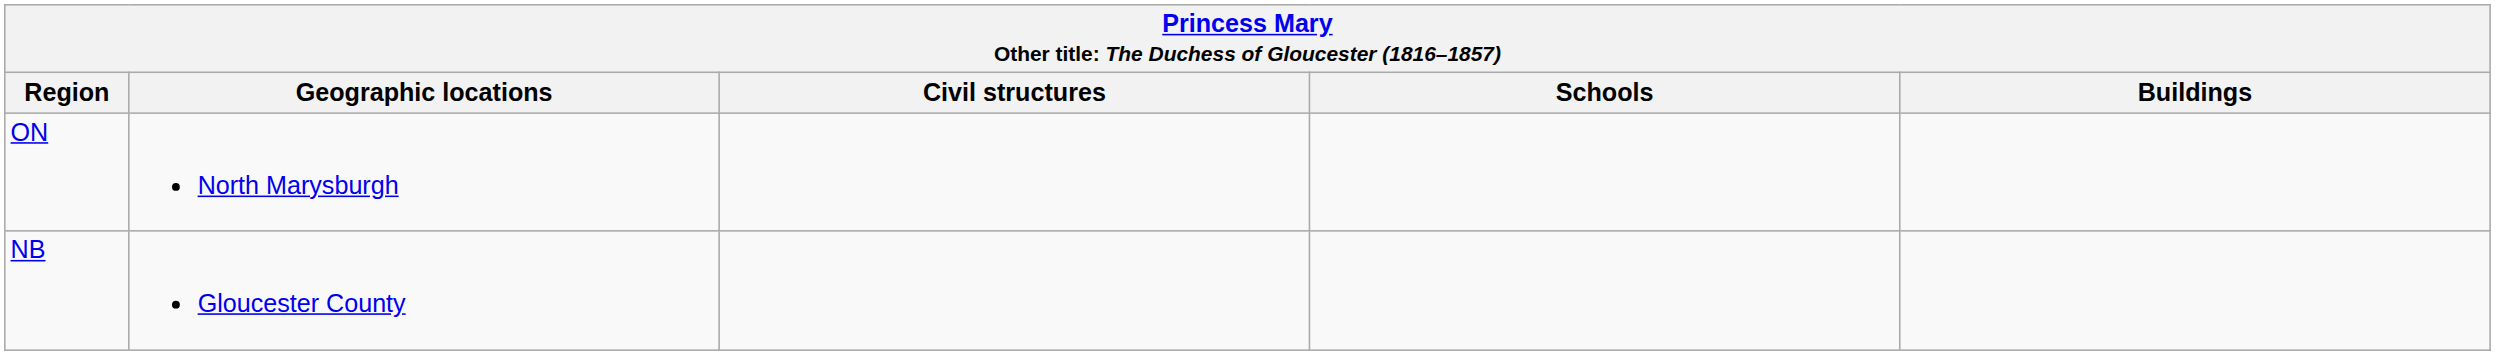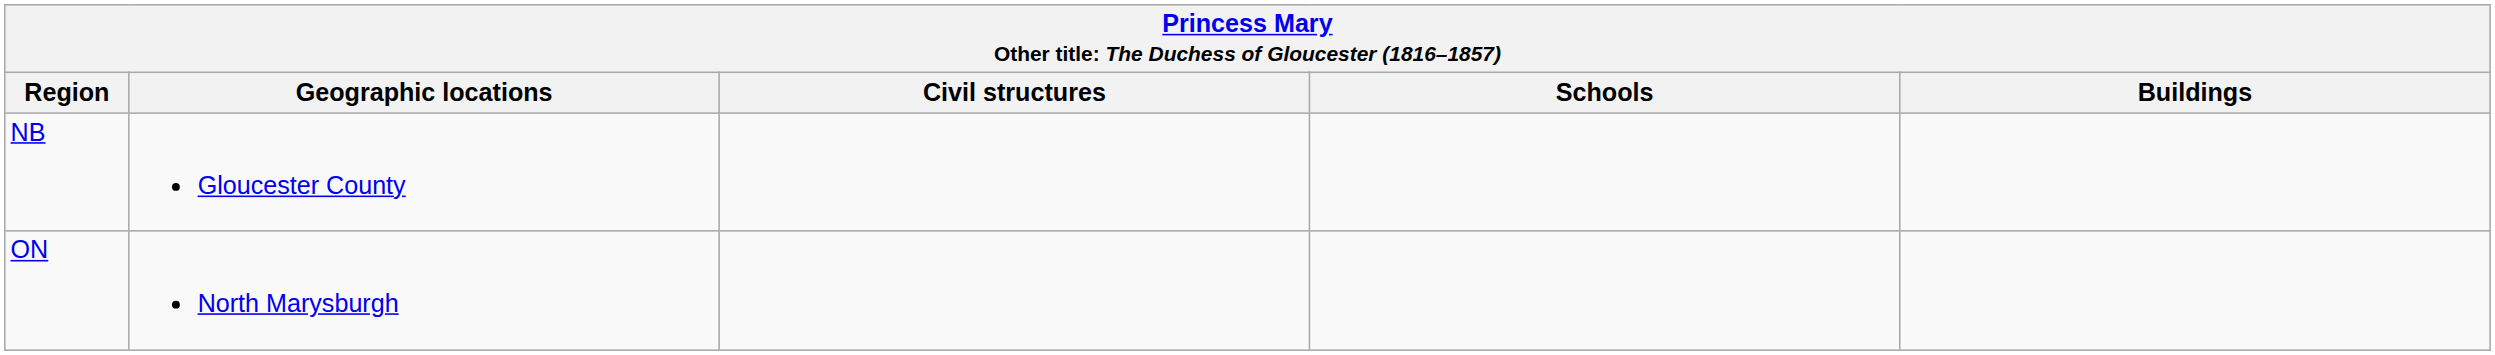rows swapped: (28, 250) <-> (29, 132)
